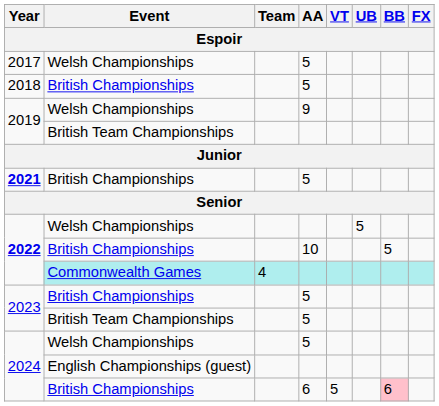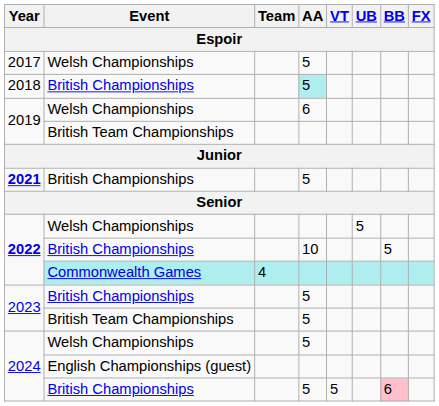(306, 86) no background -> (306, 86) paleturquoise background
(306, 109) 9 -> (306, 109) 6
(306, 389) 6 -> (306, 389) 5
